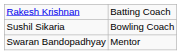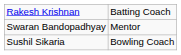rows swapped: (36, 27) <-> (56, 42)
